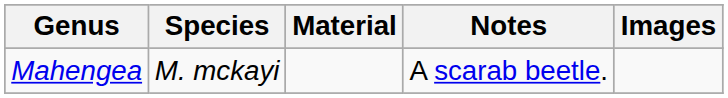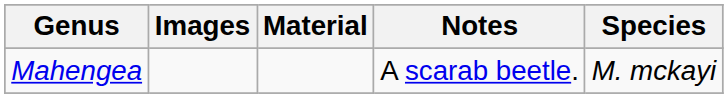columns swapped: (217, 26) <-> (668, 26)
